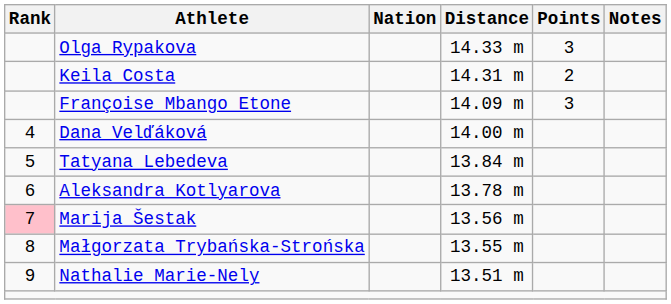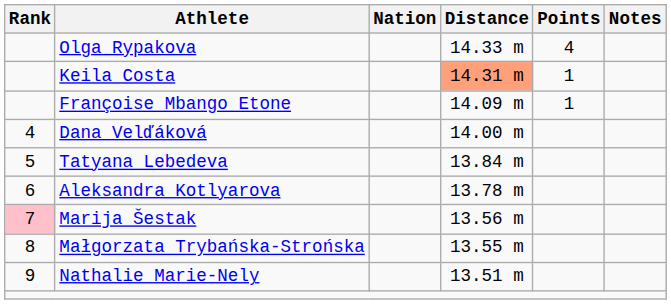(569, 48) 3 -> (569, 48) 4
(487, 76) no background -> (487, 76) lightsalmon background
(569, 76) 2 -> (569, 76) 1
(569, 105) 3 -> (569, 105) 1
